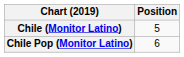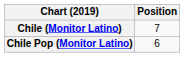(157, 28) 5 -> (157, 28) 7
